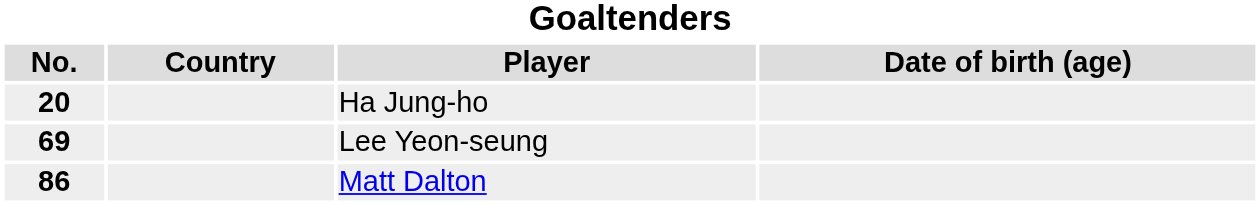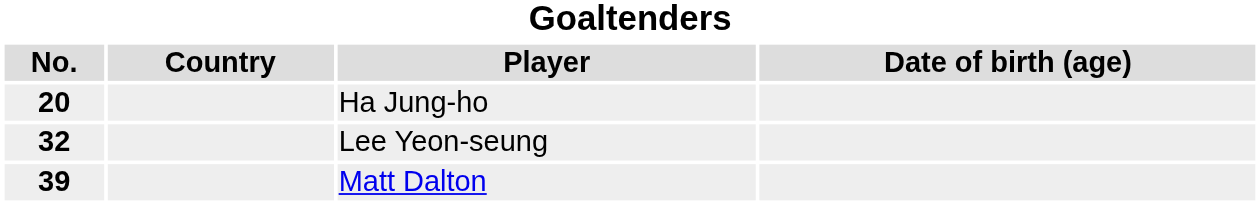(54, 142) 69 -> (54, 142) 32
(54, 181) 86 -> (54, 181) 39
